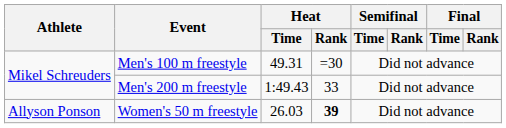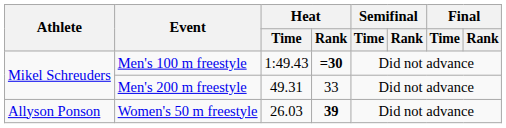(286, 63) 49.31 -> (286, 63) 1:49.43
(331, 63) normal -> (331, 63) bold
(286, 87) 1:49.43 -> (286, 87) 49.31
